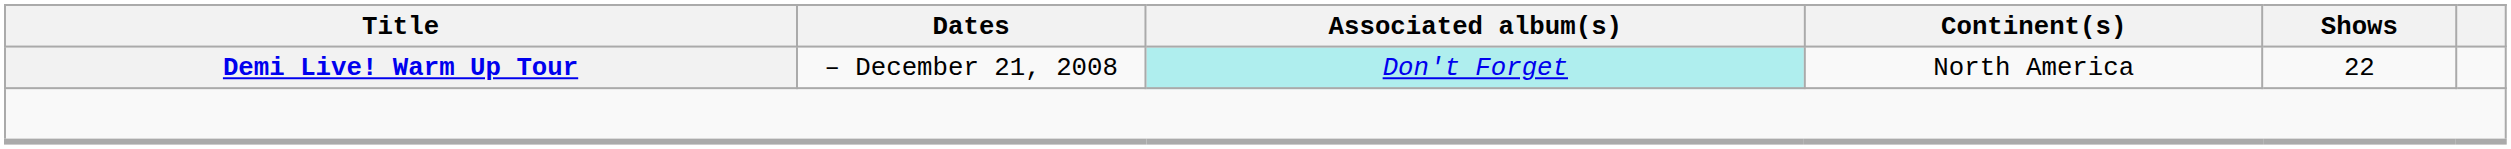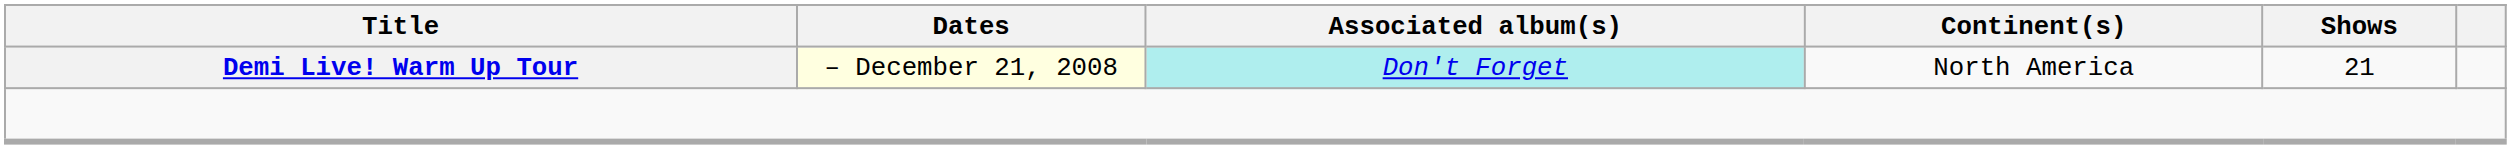(971, 68) no background -> (971, 68) lightyellow background
(2359, 68) 22 -> (2359, 68) 21
